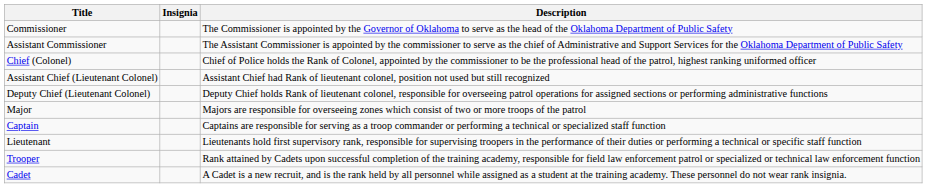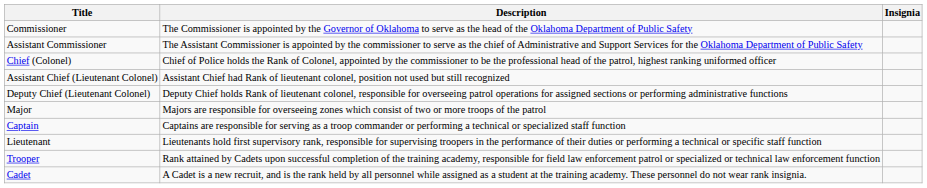columns swapped: (180, 12) <-> (561, 12)
